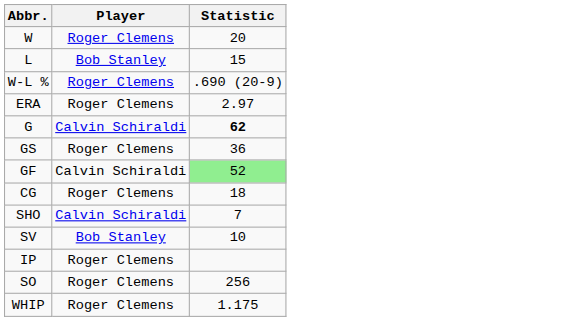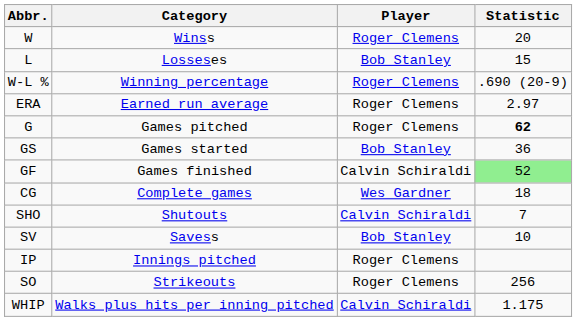+ column: (194, 16)
(121, 127) Calvin Schiraldi -> (406, 127) Roger Clemens
(121, 149) Roger Clemens -> (406, 149) Bob Stanley
(121, 194) Roger Clemens -> (406, 194) Wes Gardner
(121, 305) Roger Clemens -> (406, 305) Calvin Schiraldi
